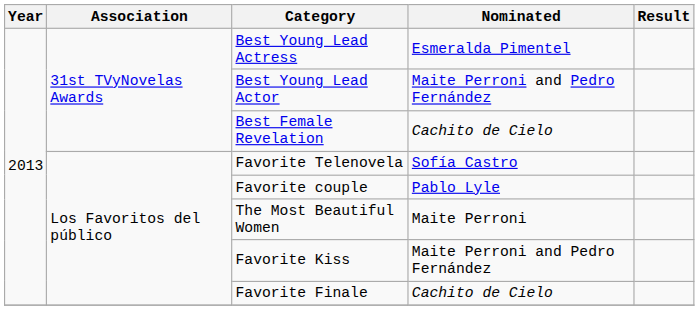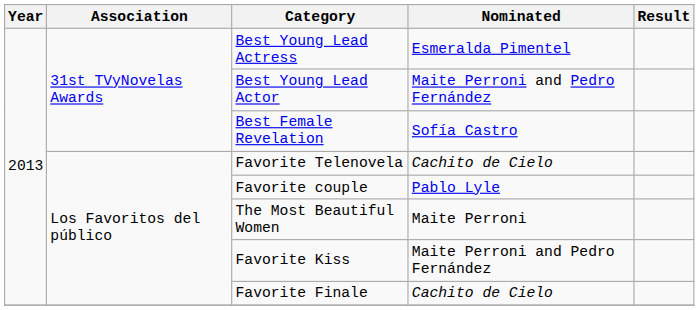(482, 131) Cachito de Cielo -> (465, 131) Sofía Castro
(465, 163) Sofía Castro -> (482, 163) Cachito de Cielo
